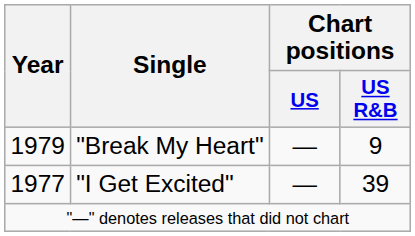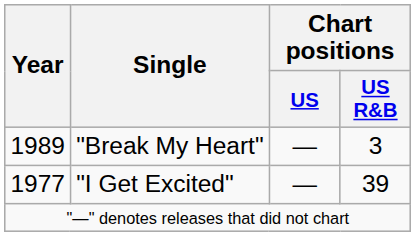(38, 145) 1979 -> (38, 145) 1989
(376, 145) 9 -> (376, 145) 3
